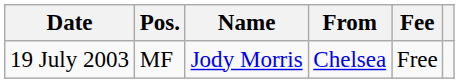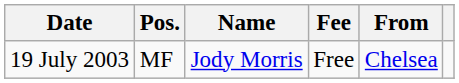columns swapped: (350, 22) <-> (417, 22)
